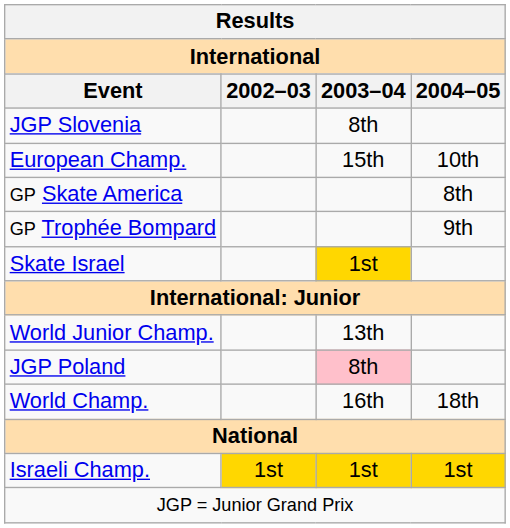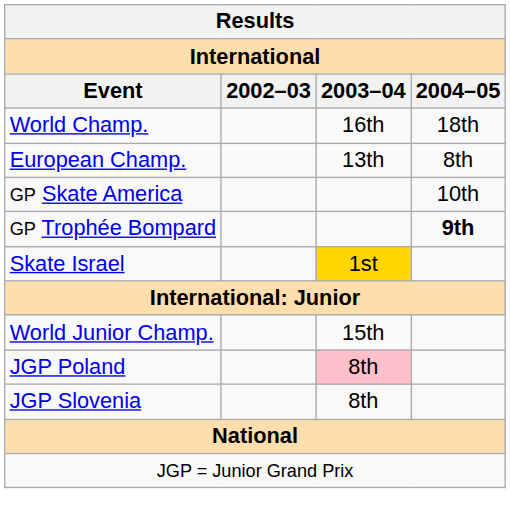rows swapped: (79, 401) <-> (75, 125)
(363, 159) 15th -> (363, 159) 13th
(458, 159) 10th -> (458, 159) 8th
(458, 194) 8th -> (458, 194) 10th
(458, 228) normal -> (458, 228) bold
(363, 332) 13th -> (363, 332) 15th
- row: (80, 470)
